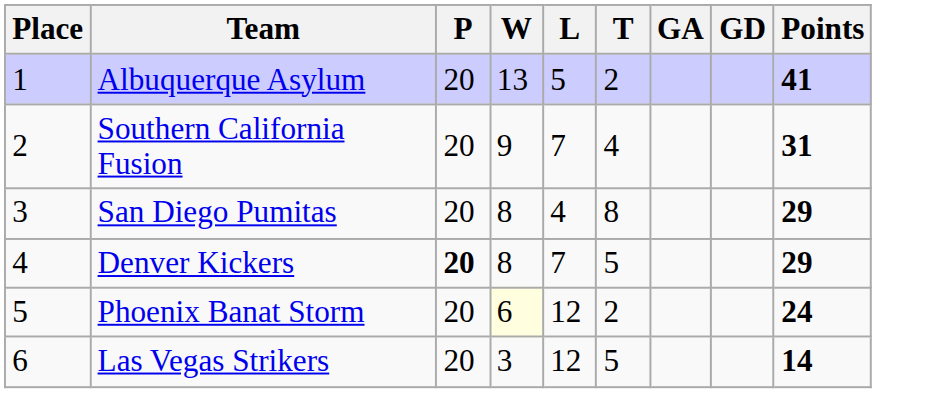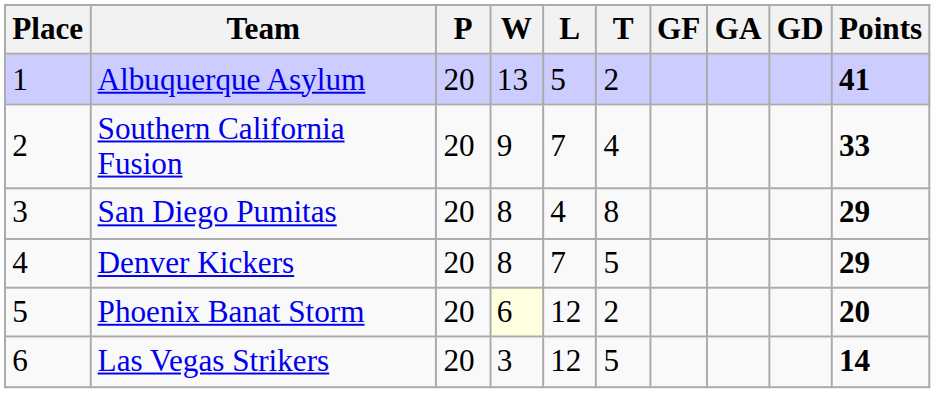+ column: (679, 29)
(797, 145) 31 -> (855, 145) 33
(459, 262) bold -> (459, 262) normal
(797, 311) 24 -> (855, 311) 20
